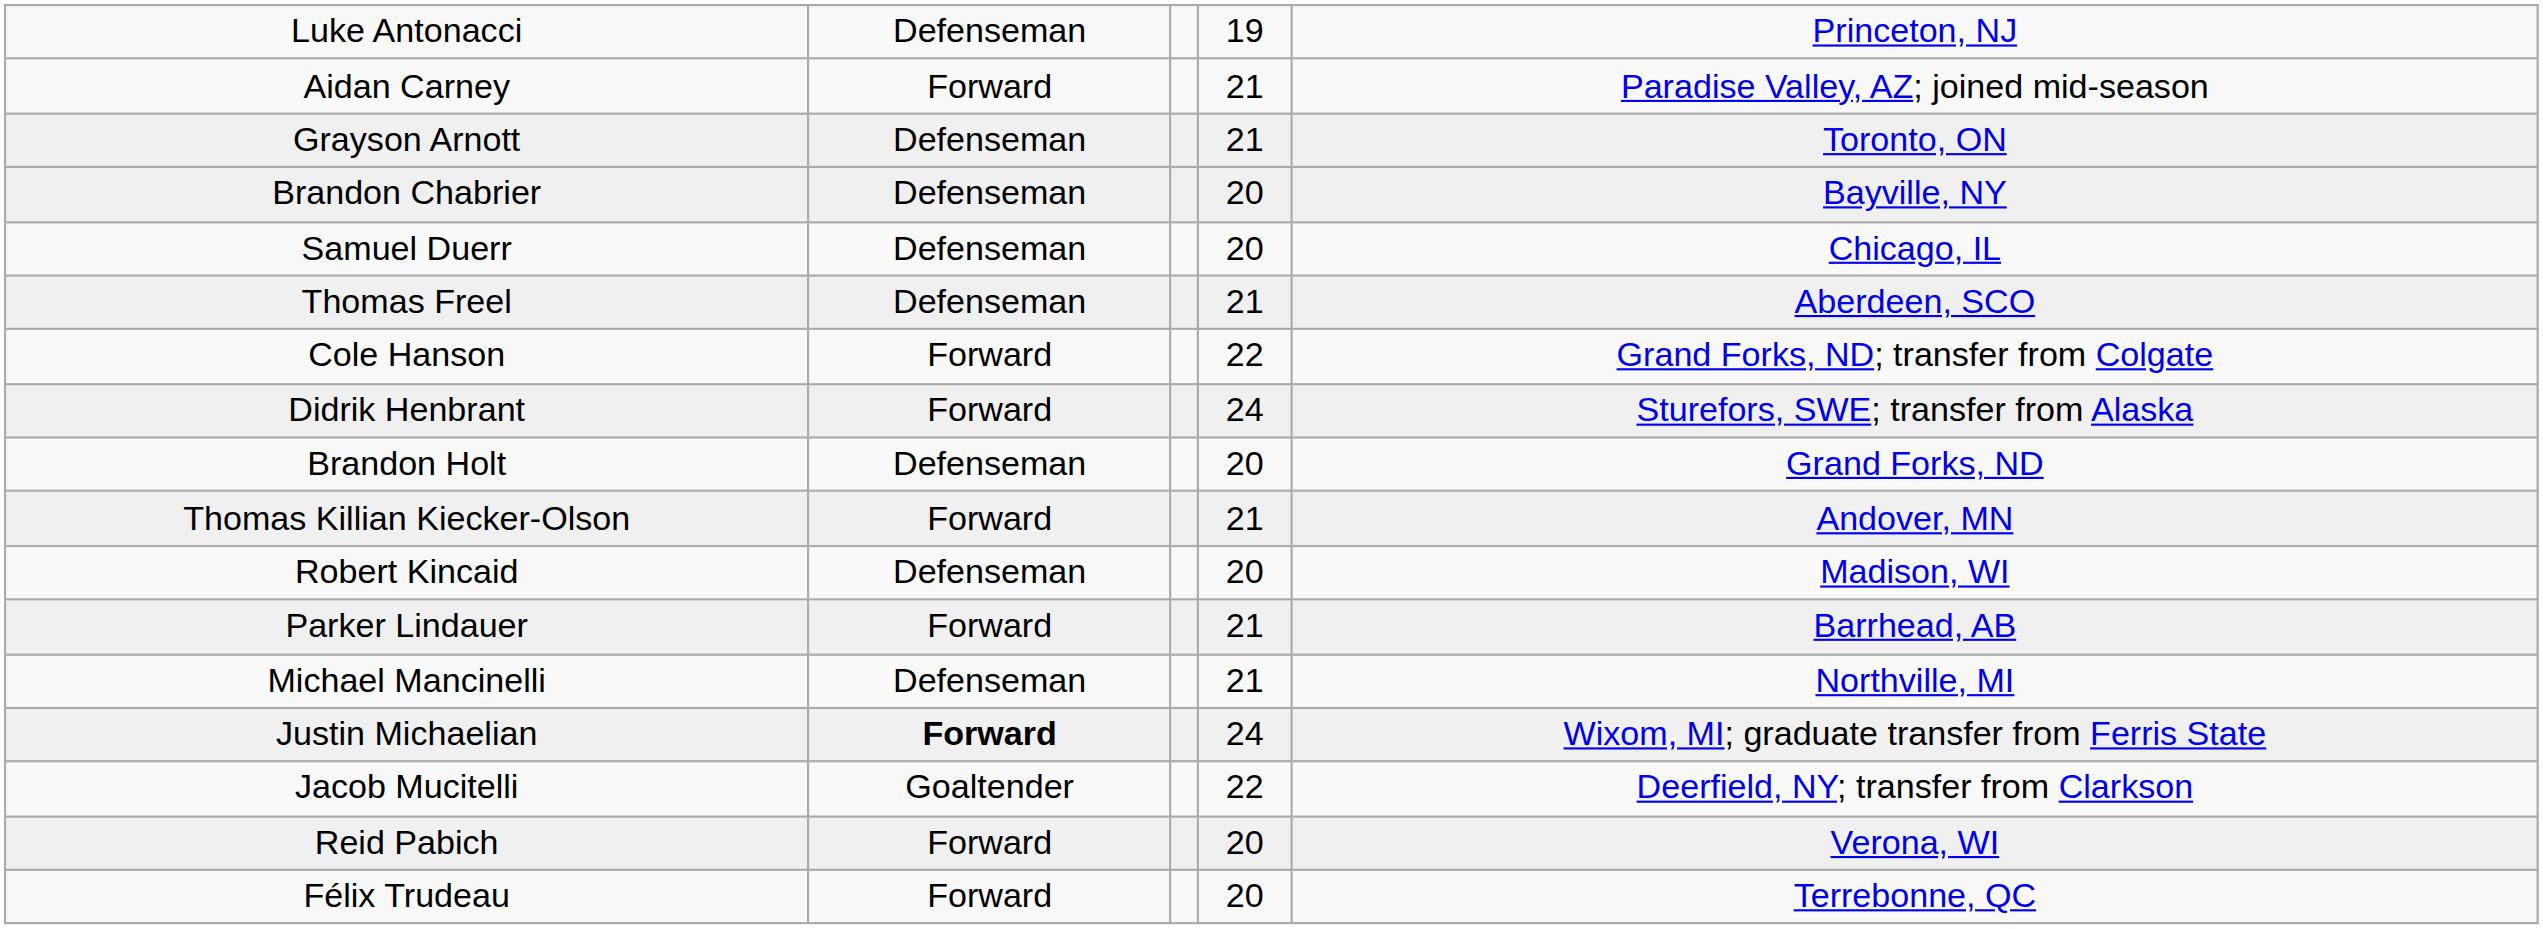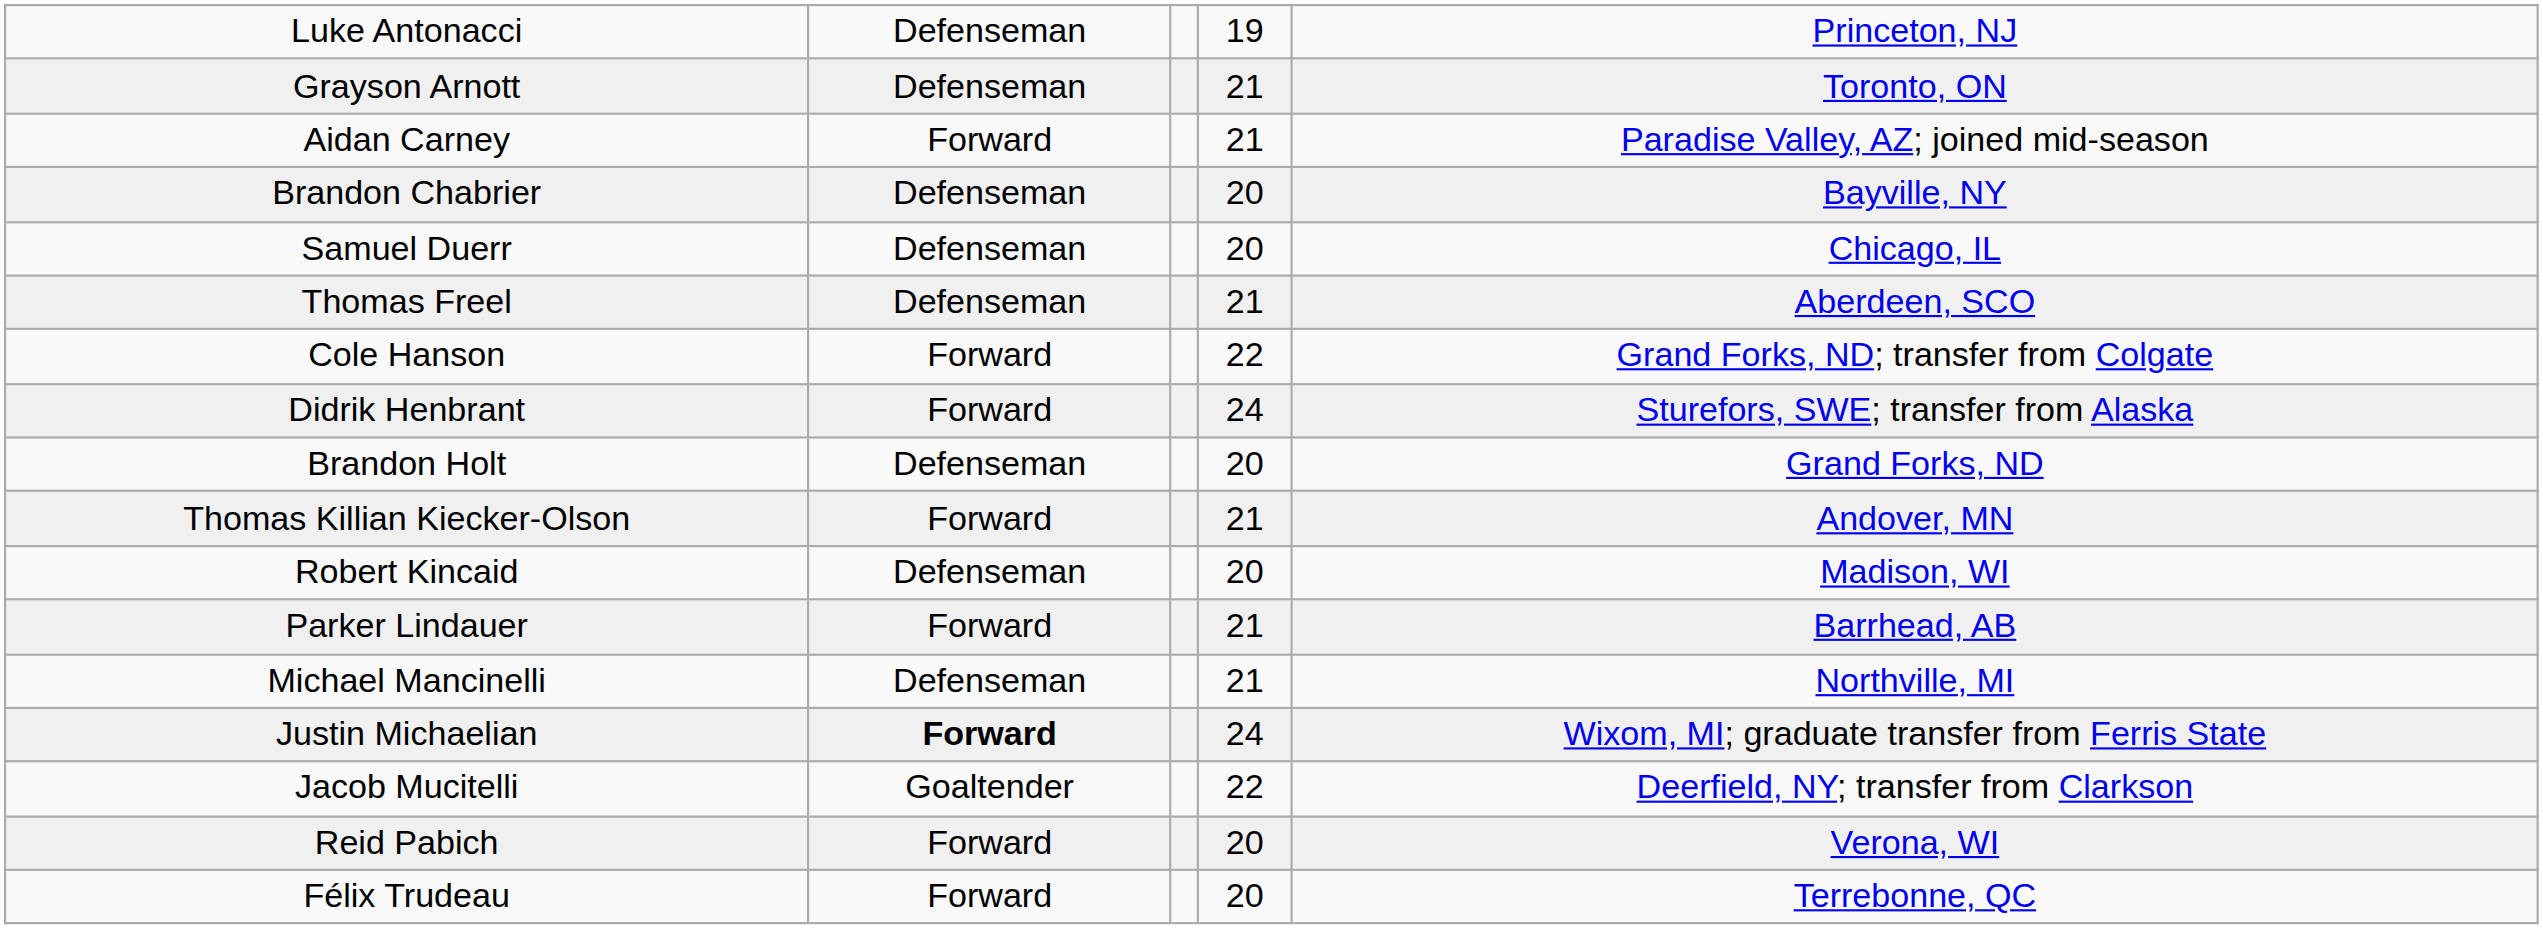rows swapped: (407, 139) <-> (407, 85)
